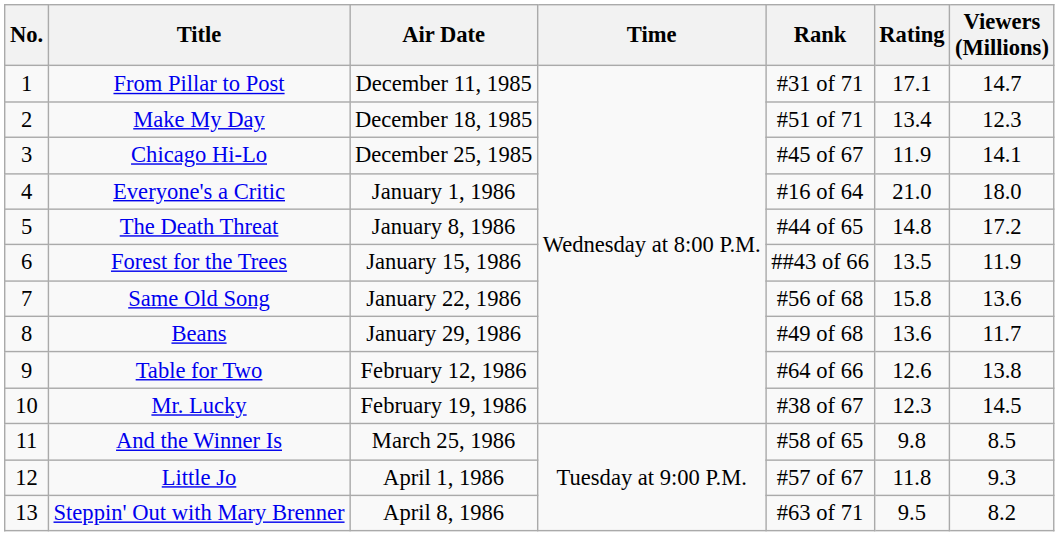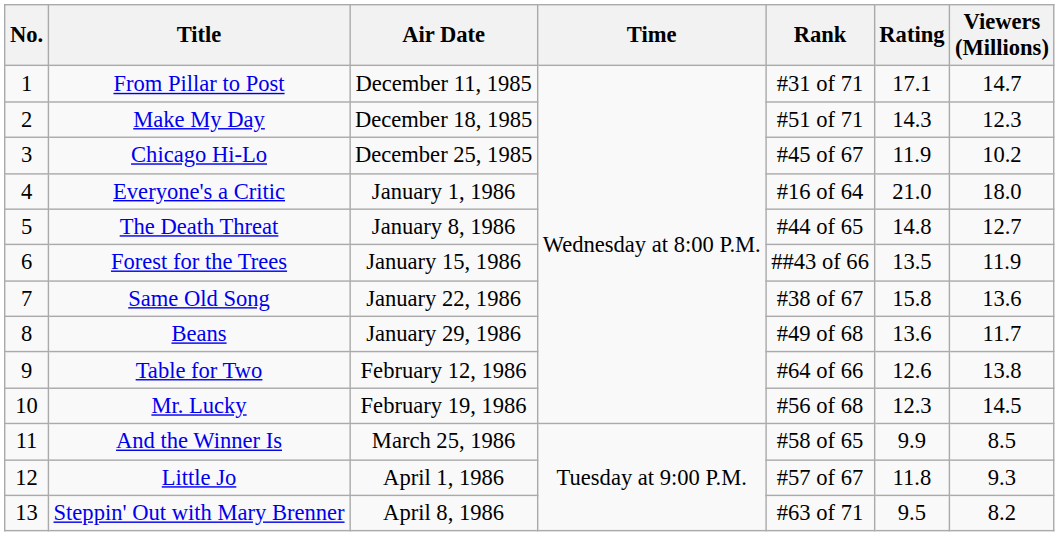(912, 119) 13.4 -> (912, 119) 14.3
(1002, 155) 14.1 -> (1002, 155) 10.2
(1002, 226) 17.2 -> (1002, 226) 12.7
(820, 298) #56 of 68 -> (820, 298) #38 of 67
(820, 405) #38 of 67 -> (820, 405) #56 of 68
(912, 441) 9.8 -> (912, 441) 9.9
